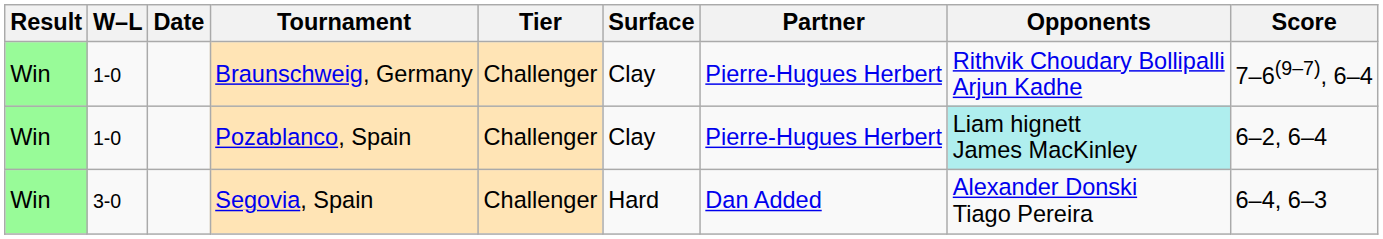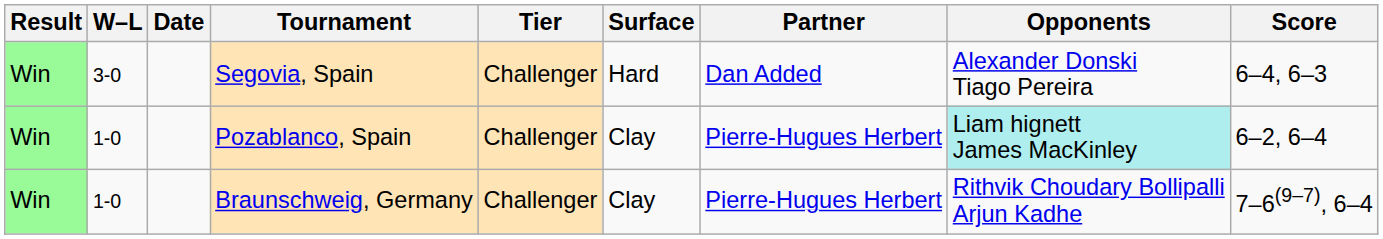rows swapped: (344, 73) <-> (294, 201)
